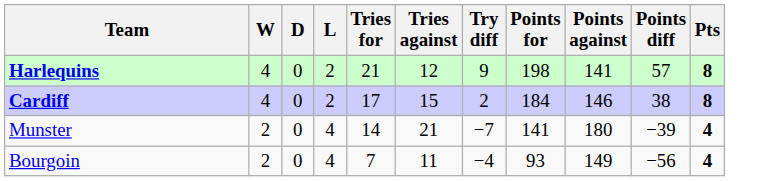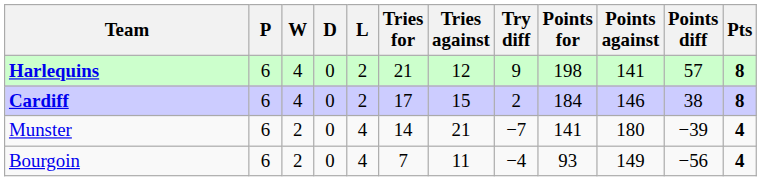+ column: (265, 30)
